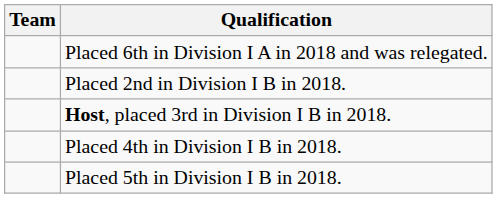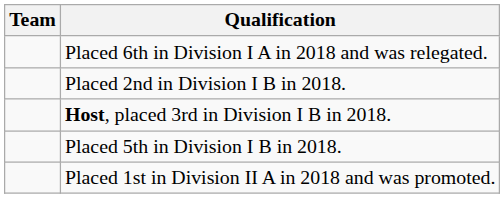- row: (203, 146)
+ row: (280, 177)
